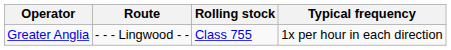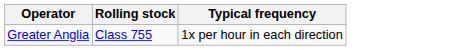- column: (142, 14)
